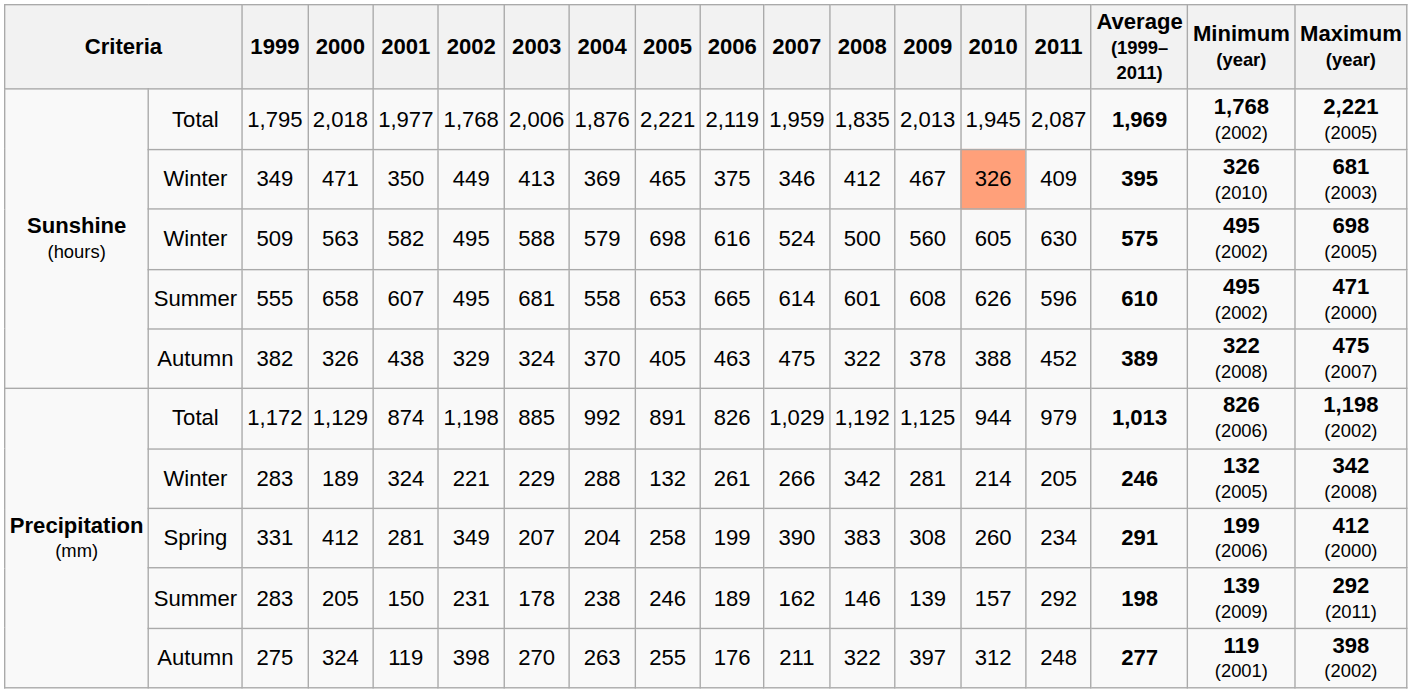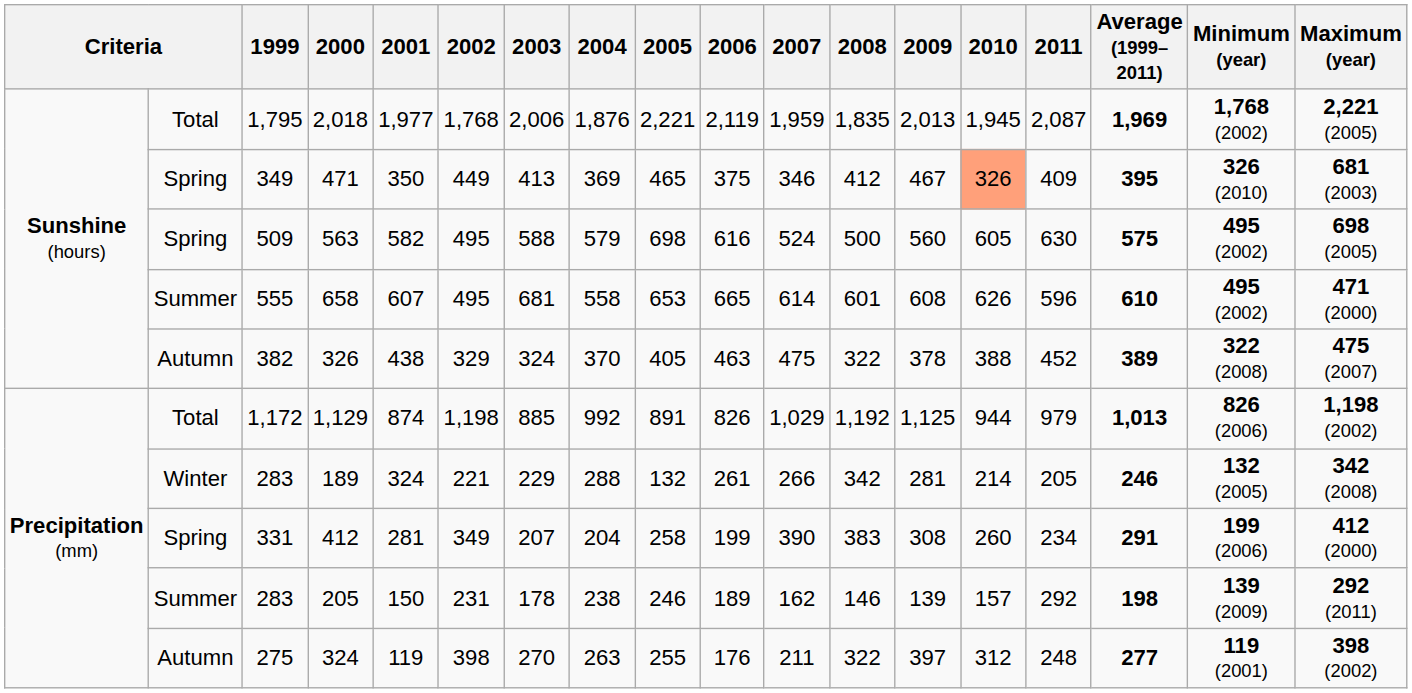(195, 178) Winter -> (195, 178) Spring
(195, 238) Winter -> (195, 238) Spring
